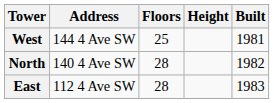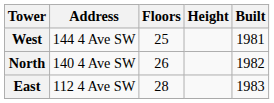(161, 63) 28 -> (161, 63) 26
